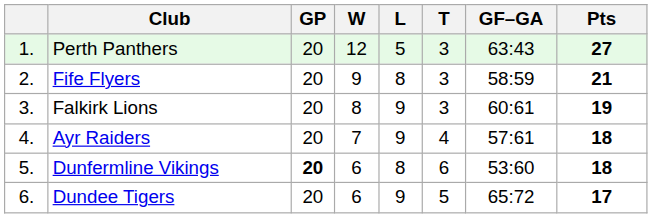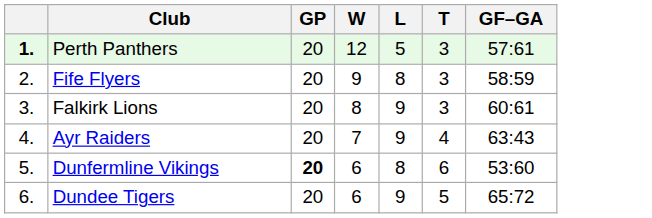- column: (602, 19)
(26, 49) normal -> (26, 49) bold
(511, 49) 63:43 -> (511, 49) 57:61
(511, 138) 57:61 -> (511, 138) 63:43
